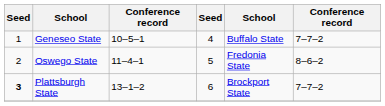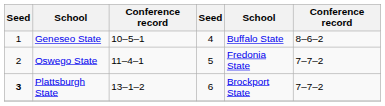(309, 39) 7–7–2 -> (309, 39) 8–6–2
(309, 60) 8–6–2 -> (309, 60) 7–7–2
